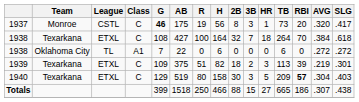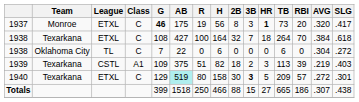(109, 24) CSTL -> (109, 24) ETXL
(266, 24) normal -> (266, 24) bold
(139, 50) A1 -> (139, 50) C
(322, 50) .272 -> (322, 50) .304
(109, 64) ETXL -> (109, 64) CSTL
(139, 64) C -> (139, 64) A1
(343, 64) .301 -> (343, 64) .403
(181, 77) no background -> (181, 77) paleturquoise background
(251, 77) normal -> (251, 77) bold
(302, 77) bold -> (302, 77) normal
(322, 77) .304 -> (322, 77) .272
(343, 77) .403 -> (343, 77) .301
